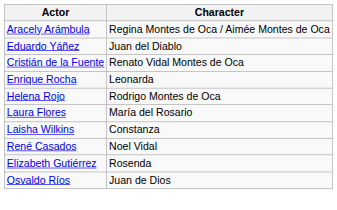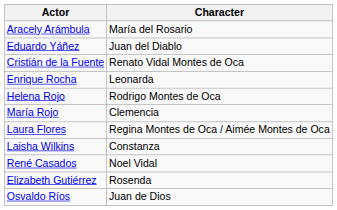(219, 29) Regina Montes de Oca / Aimée Montes de Oca -> (151, 29) María del Rosario
+ row: (33, 113)
(151, 113) María del Rosario -> (219, 130) Regina Montes de Oca / Aimée Montes de Oca
